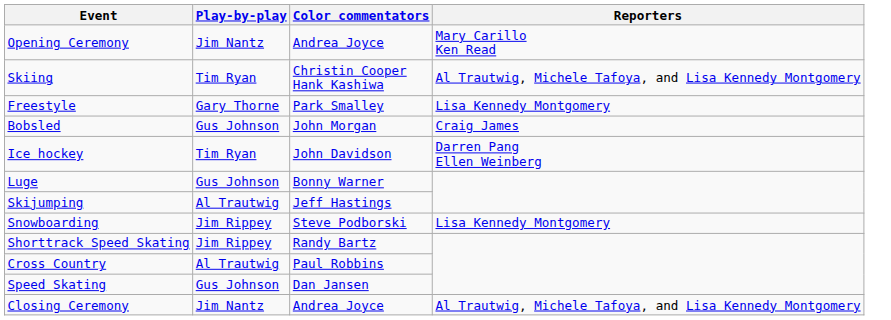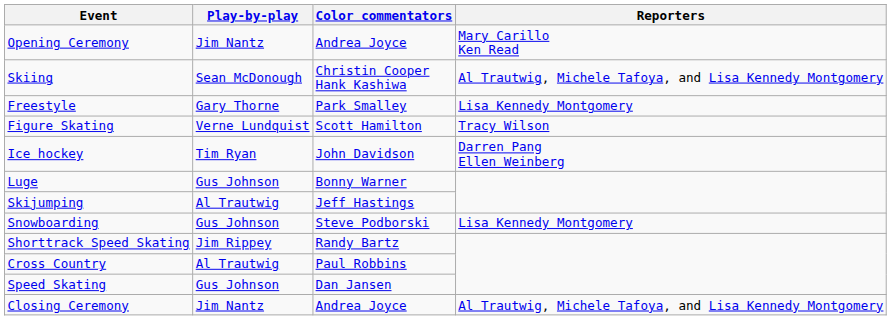(226, 78) Tim Ryan -> (249, 78) Sean McDonough
- row: (34, 126)
+ row: (61, 126)
(234, 223) Jim Rippey -> (237, 223) Gus Johnson
